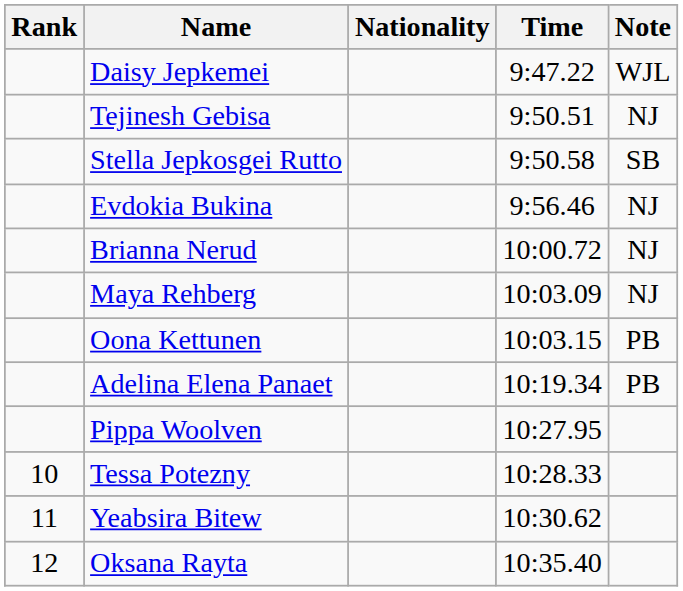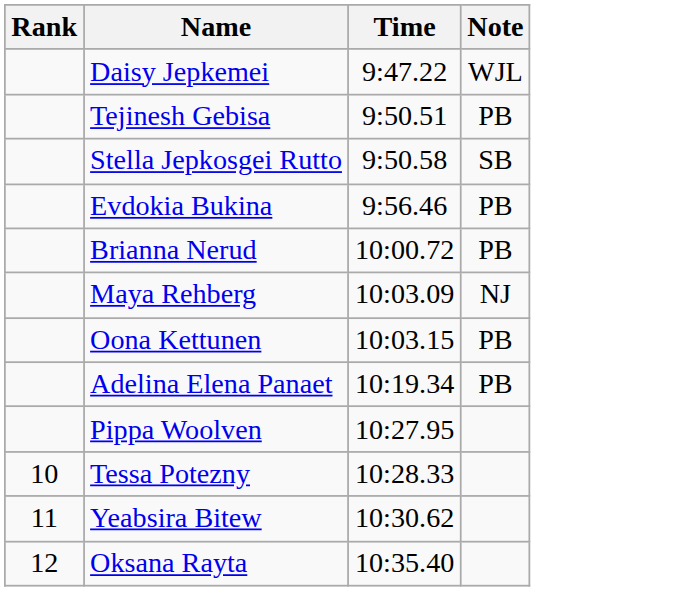- column: (422, 26)
(643, 116) NJ -> (495, 116) PB
(643, 205) NJ -> (495, 205) PB
(643, 250) NJ -> (495, 250) PB
